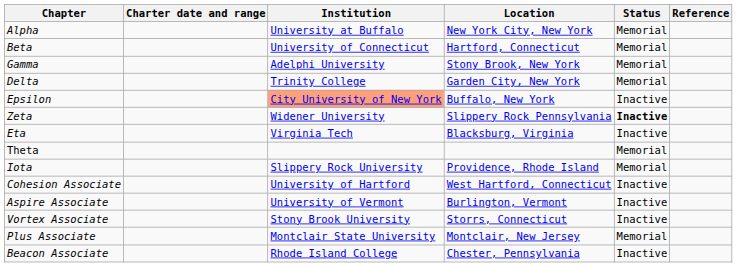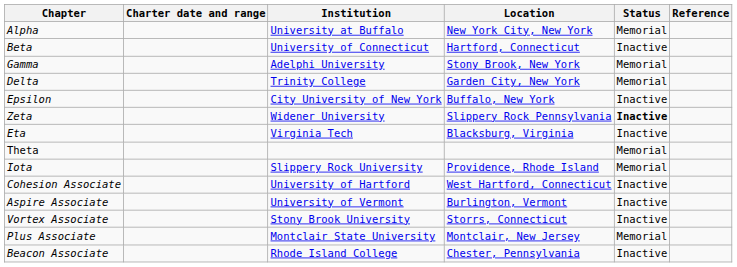(642, 47) Memorial -> (642, 47) Inactive
(356, 99) lightsalmon background -> (356, 99) no background
